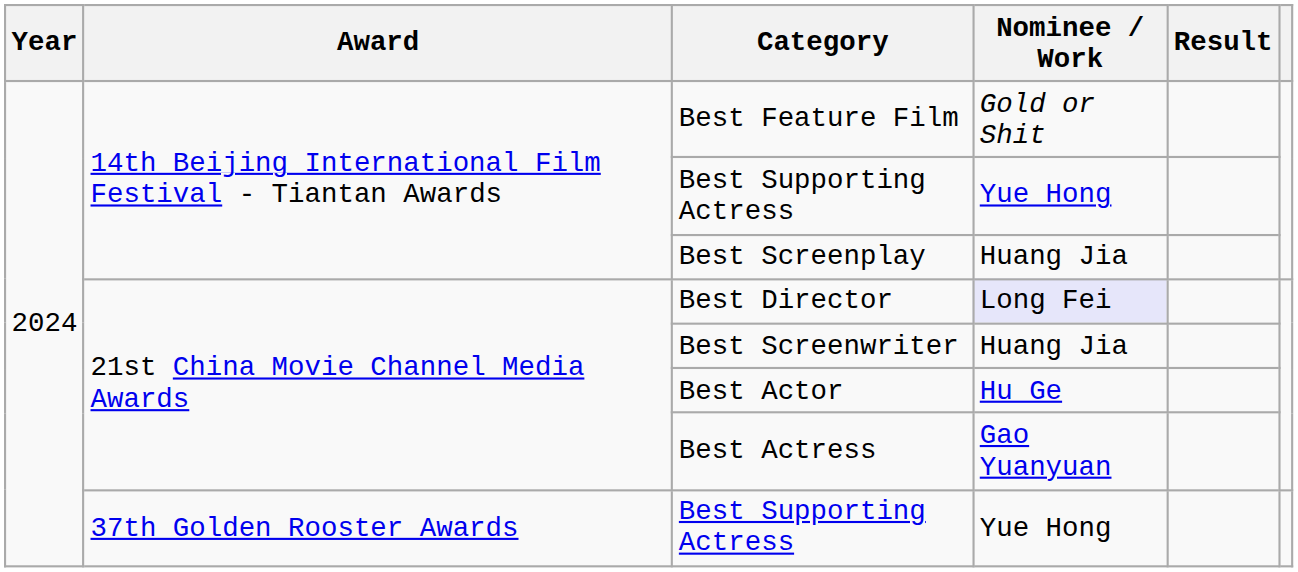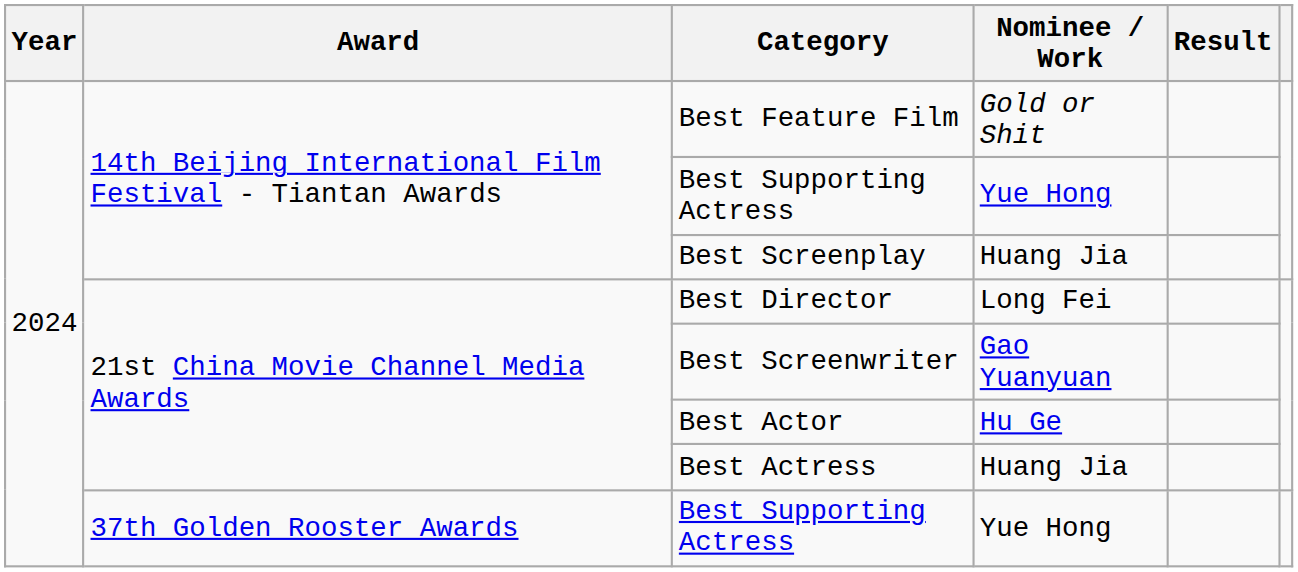(1046, 301) lavender background -> (1046, 301) no background
(1054, 346) Huang Jia -> (1046, 362) Gao Yuanyuan
(1046, 451) Gao Yuanyuan -> (1054, 467) Huang Jia
